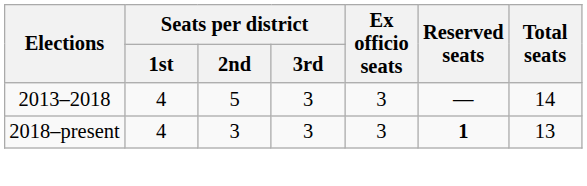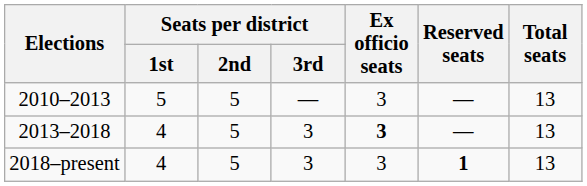+ row: (65, 99)
(381, 99) normal -> (381, 131) bold
(545, 99) 14 -> (545, 131) 13
(235, 131) 3 -> (235, 164) 5
